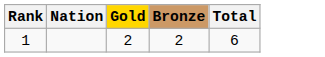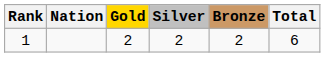+ column: (179, 17)
